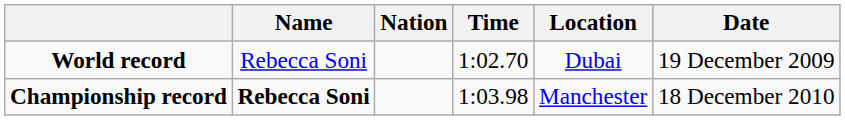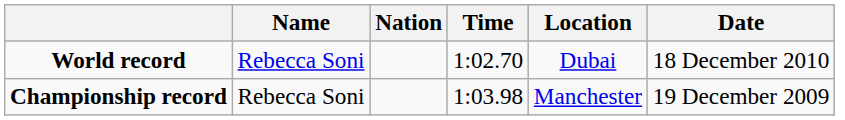(746, 59) 19 December 2009 -> (741, 59) 18 December 2010
(304, 96) bold -> (301, 96) normal
(746, 96) 18 December 2010 -> (741, 96) 19 December 2009
